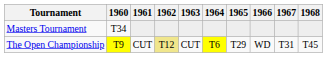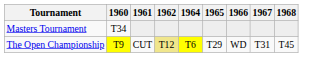- column: (190, 12)
